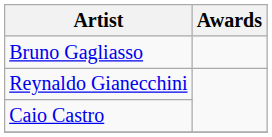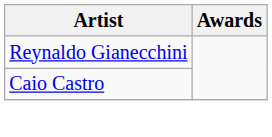- row: (76, 52)
